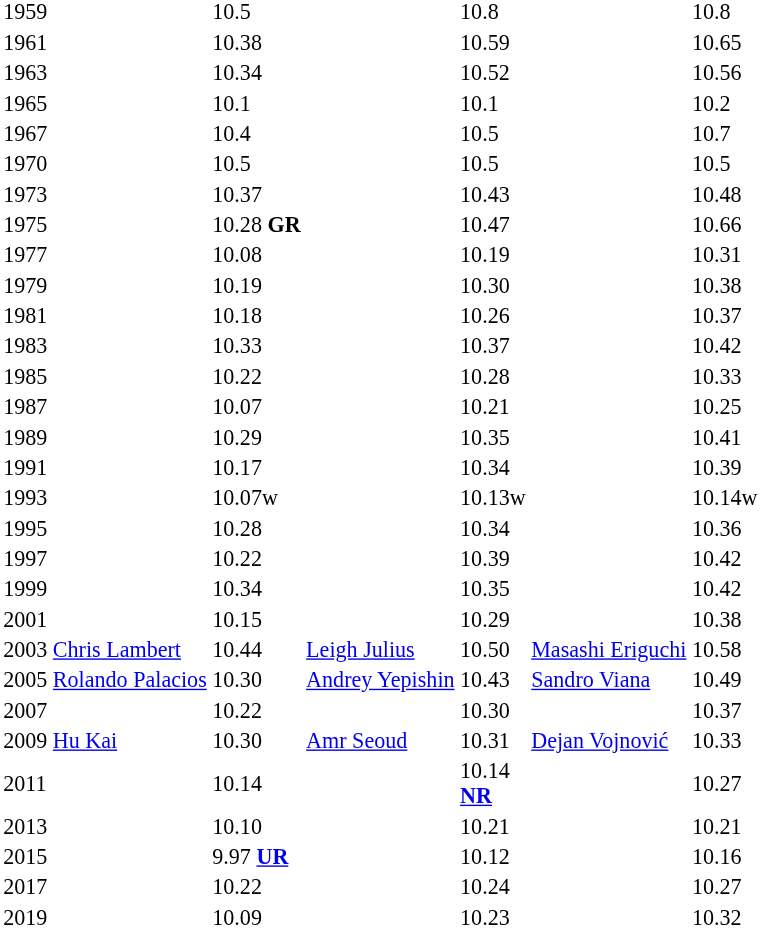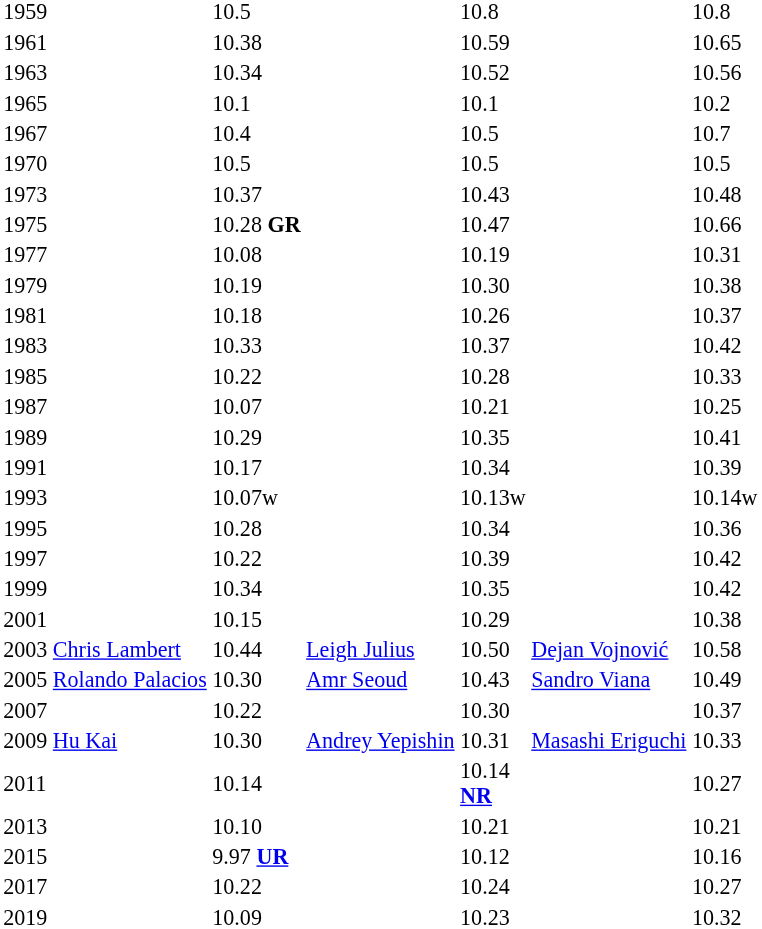(609, 649) Masashi Eriguchi -> (600, 649) Dejan Vojnović
(380, 680) Andrey Yepishin -> (357, 680) Amr Seoud
(357, 741) Amr Seoud -> (380, 741) Andrey Yepishin
(600, 741) Dejan Vojnović -> (609, 741) Masashi Eriguchi
